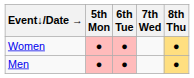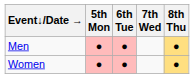rows swapped: (18, 64) <-> (26, 46)
